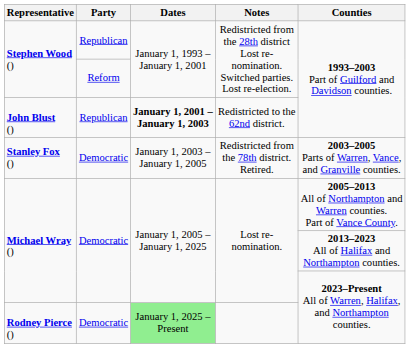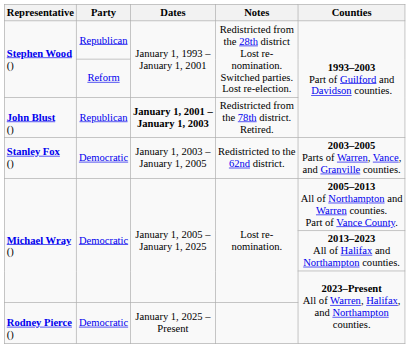(257, 117) Redistricted to the 62nd district. -> (257, 117) Redistricted from the 78th district. Retired.
(257, 158) Redistricted from the 78th district. Retired. -> (257, 158) Redistricted to the 62nd district.
(173, 323) lightgreen background -> (173, 323) no background
